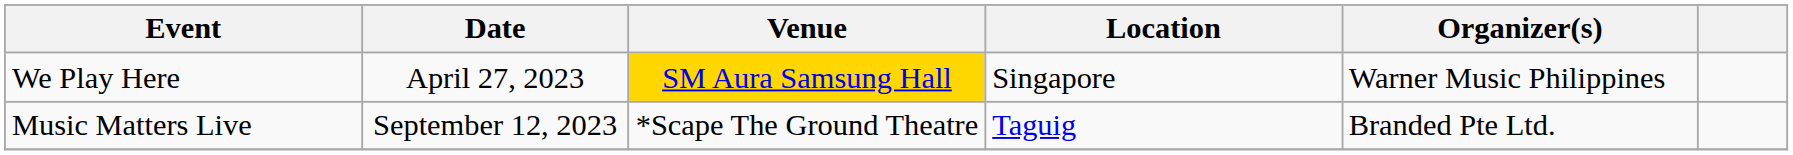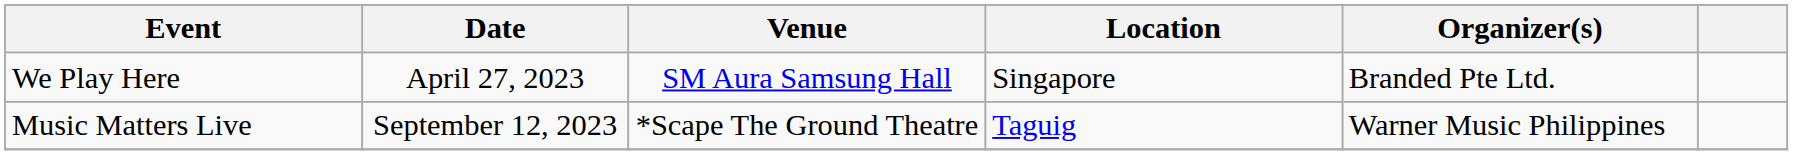(807, 76) gold background -> (807, 76) no background
(1507, 76) Warner Music Philippines -> (1452, 76) Branded Pte Ltd.
(1452, 125) Branded Pte Ltd. -> (1507, 125) Warner Music Philippines
